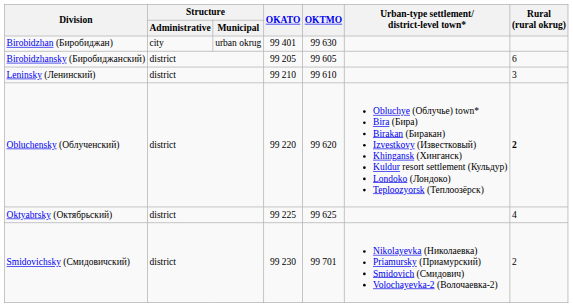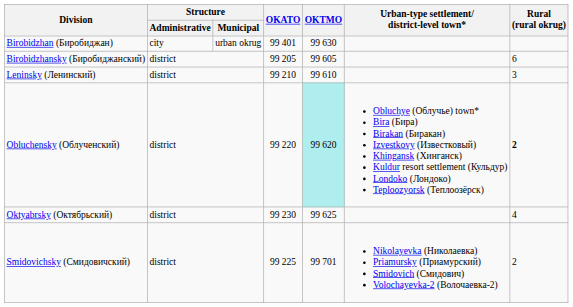(323, 145) no background -> (323, 145) paleturquoise background
(283, 215) 99 225 -> (283, 215) 99 230
(283, 263) 99 230 -> (283, 263) 99 225
